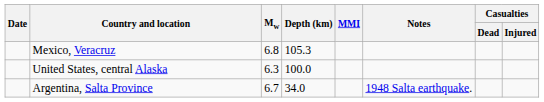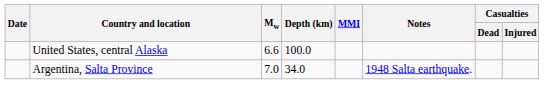- row: (74, 50)
(272, 69) 6.3 -> (272, 50) 6.6
(272, 87) 6.7 -> (272, 69) 7.0
